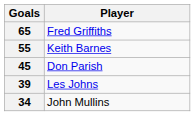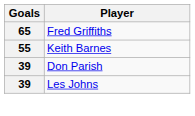(24, 66) 45 -> (24, 66) 39
- row: (78, 102)
